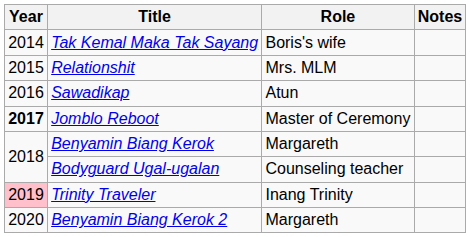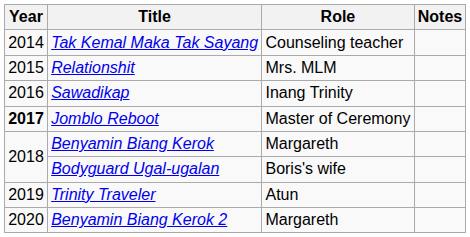(306, 42) Boris's wife -> (334, 42) Counseling teacher
(282, 93) Atun -> (309, 93) Inang Trinity
(334, 169) Counseling teacher -> (306, 169) Boris's wife
(26, 194) pink background -> (26, 194) no background
(309, 194) Inang Trinity -> (282, 194) Atun
